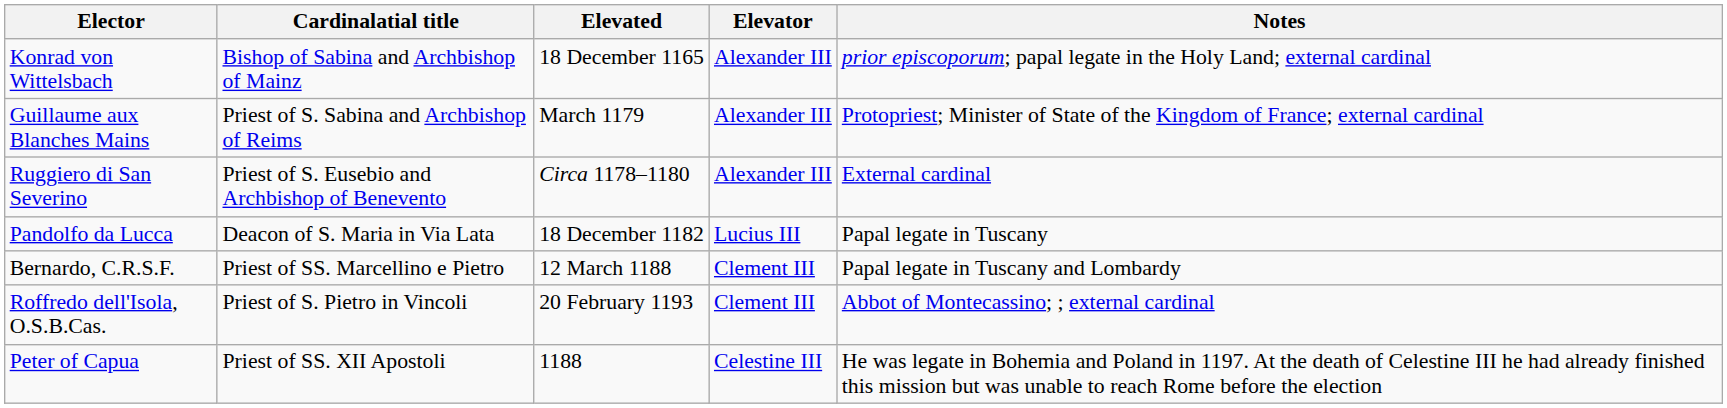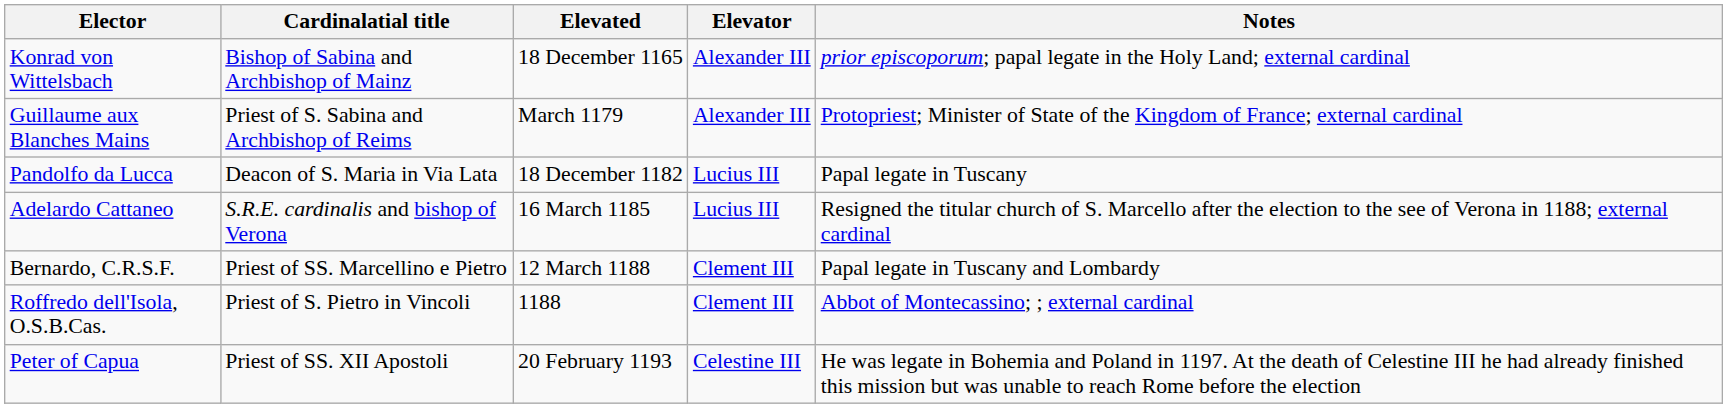- row: (80, 186)
+ row: (92, 208)
(616, 302) 20 February 1193 -> (539, 302) 1188
(561, 361) 1188 -> (595, 361) 20 February 1193
